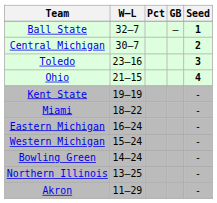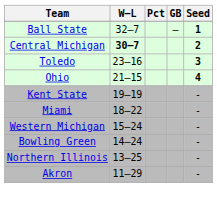(127, 46) normal -> (127, 46) bold
- row: (57, 126)
